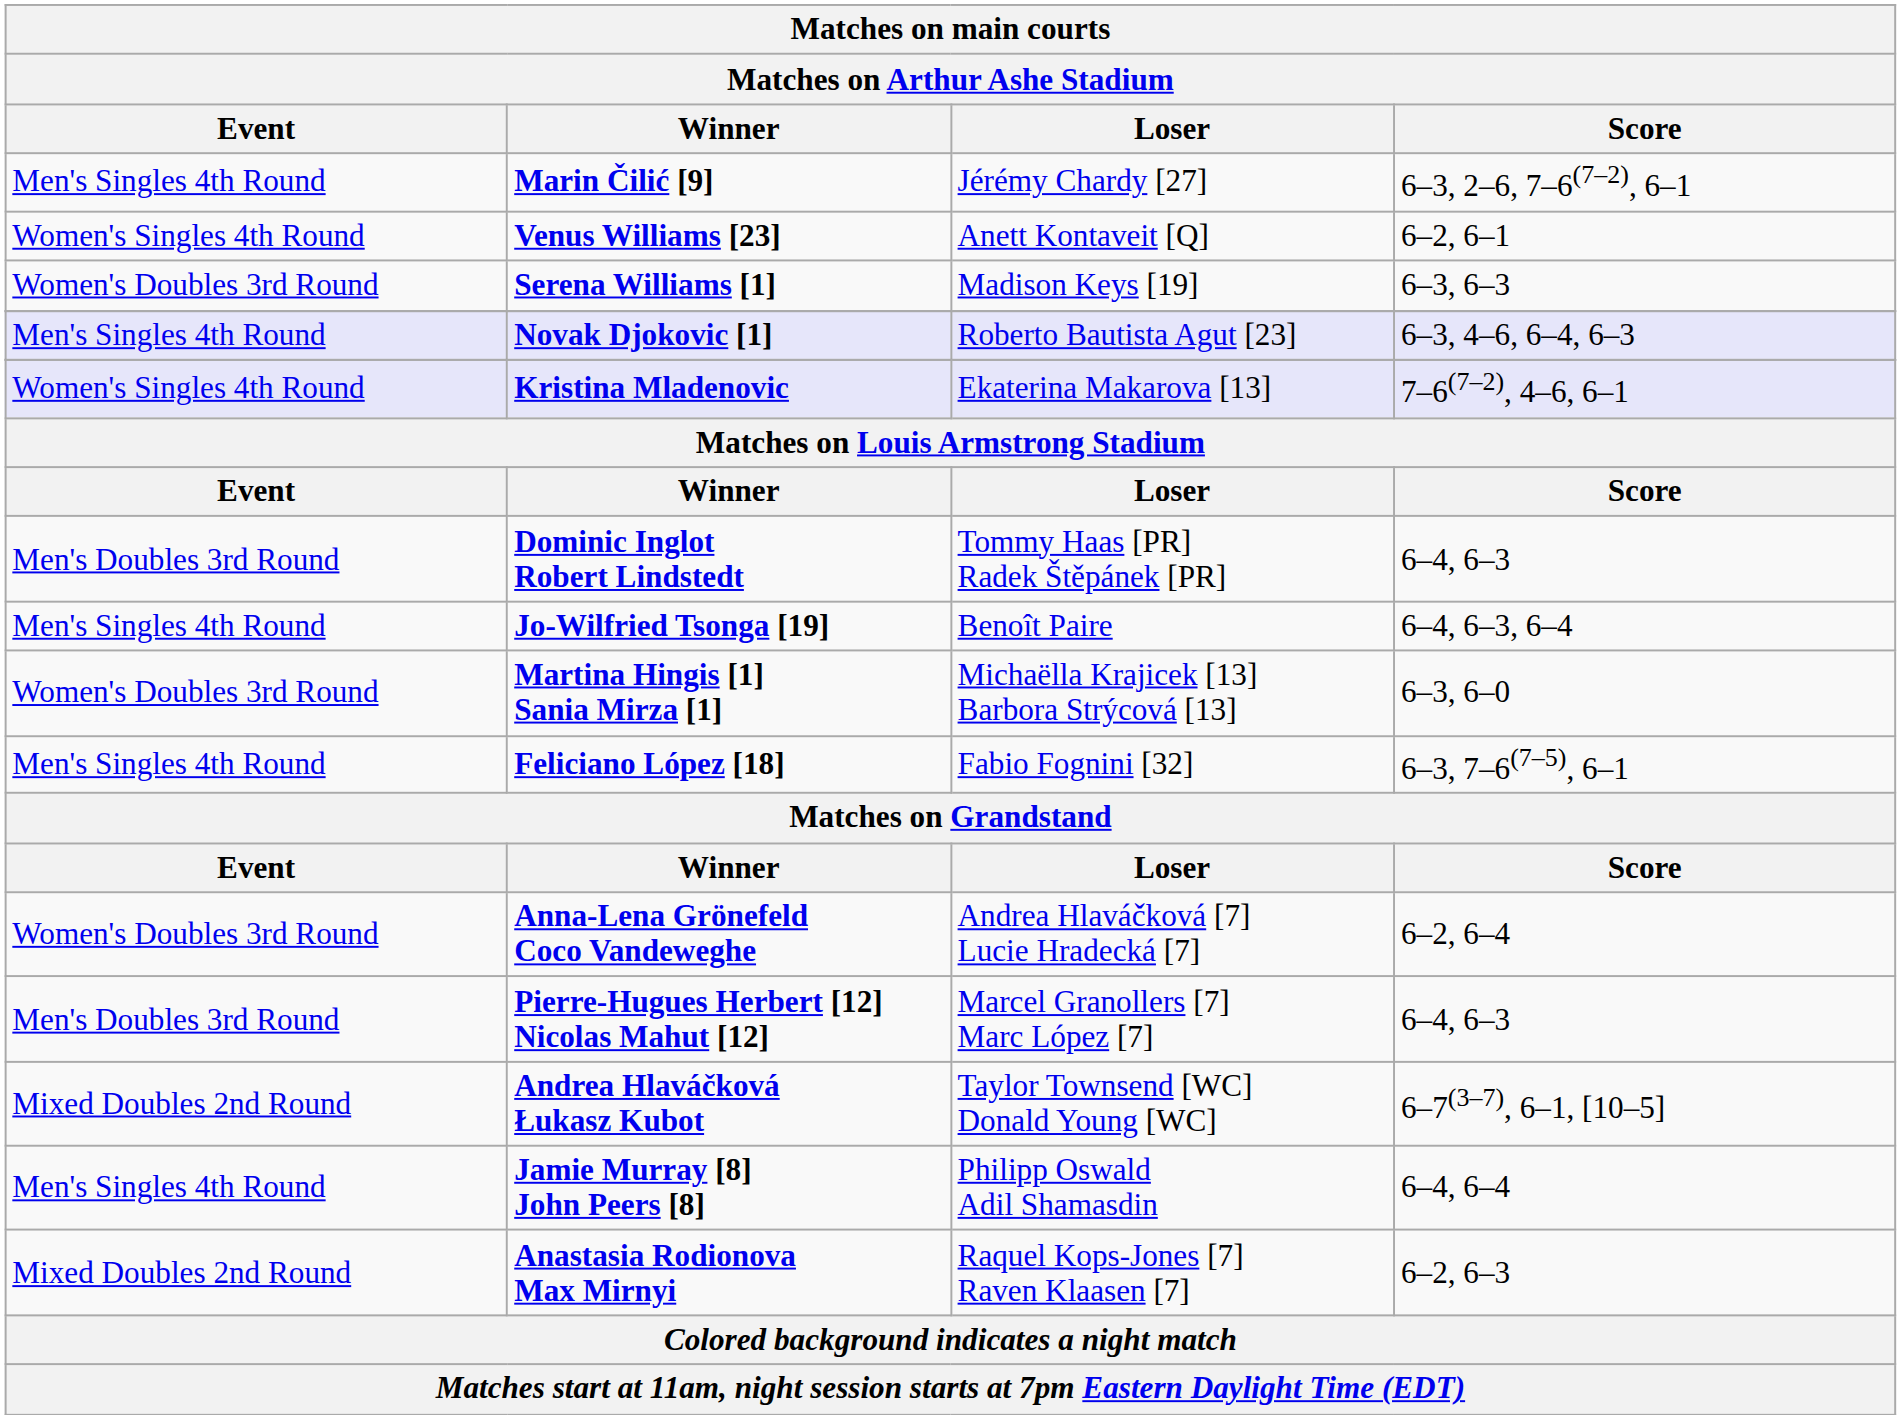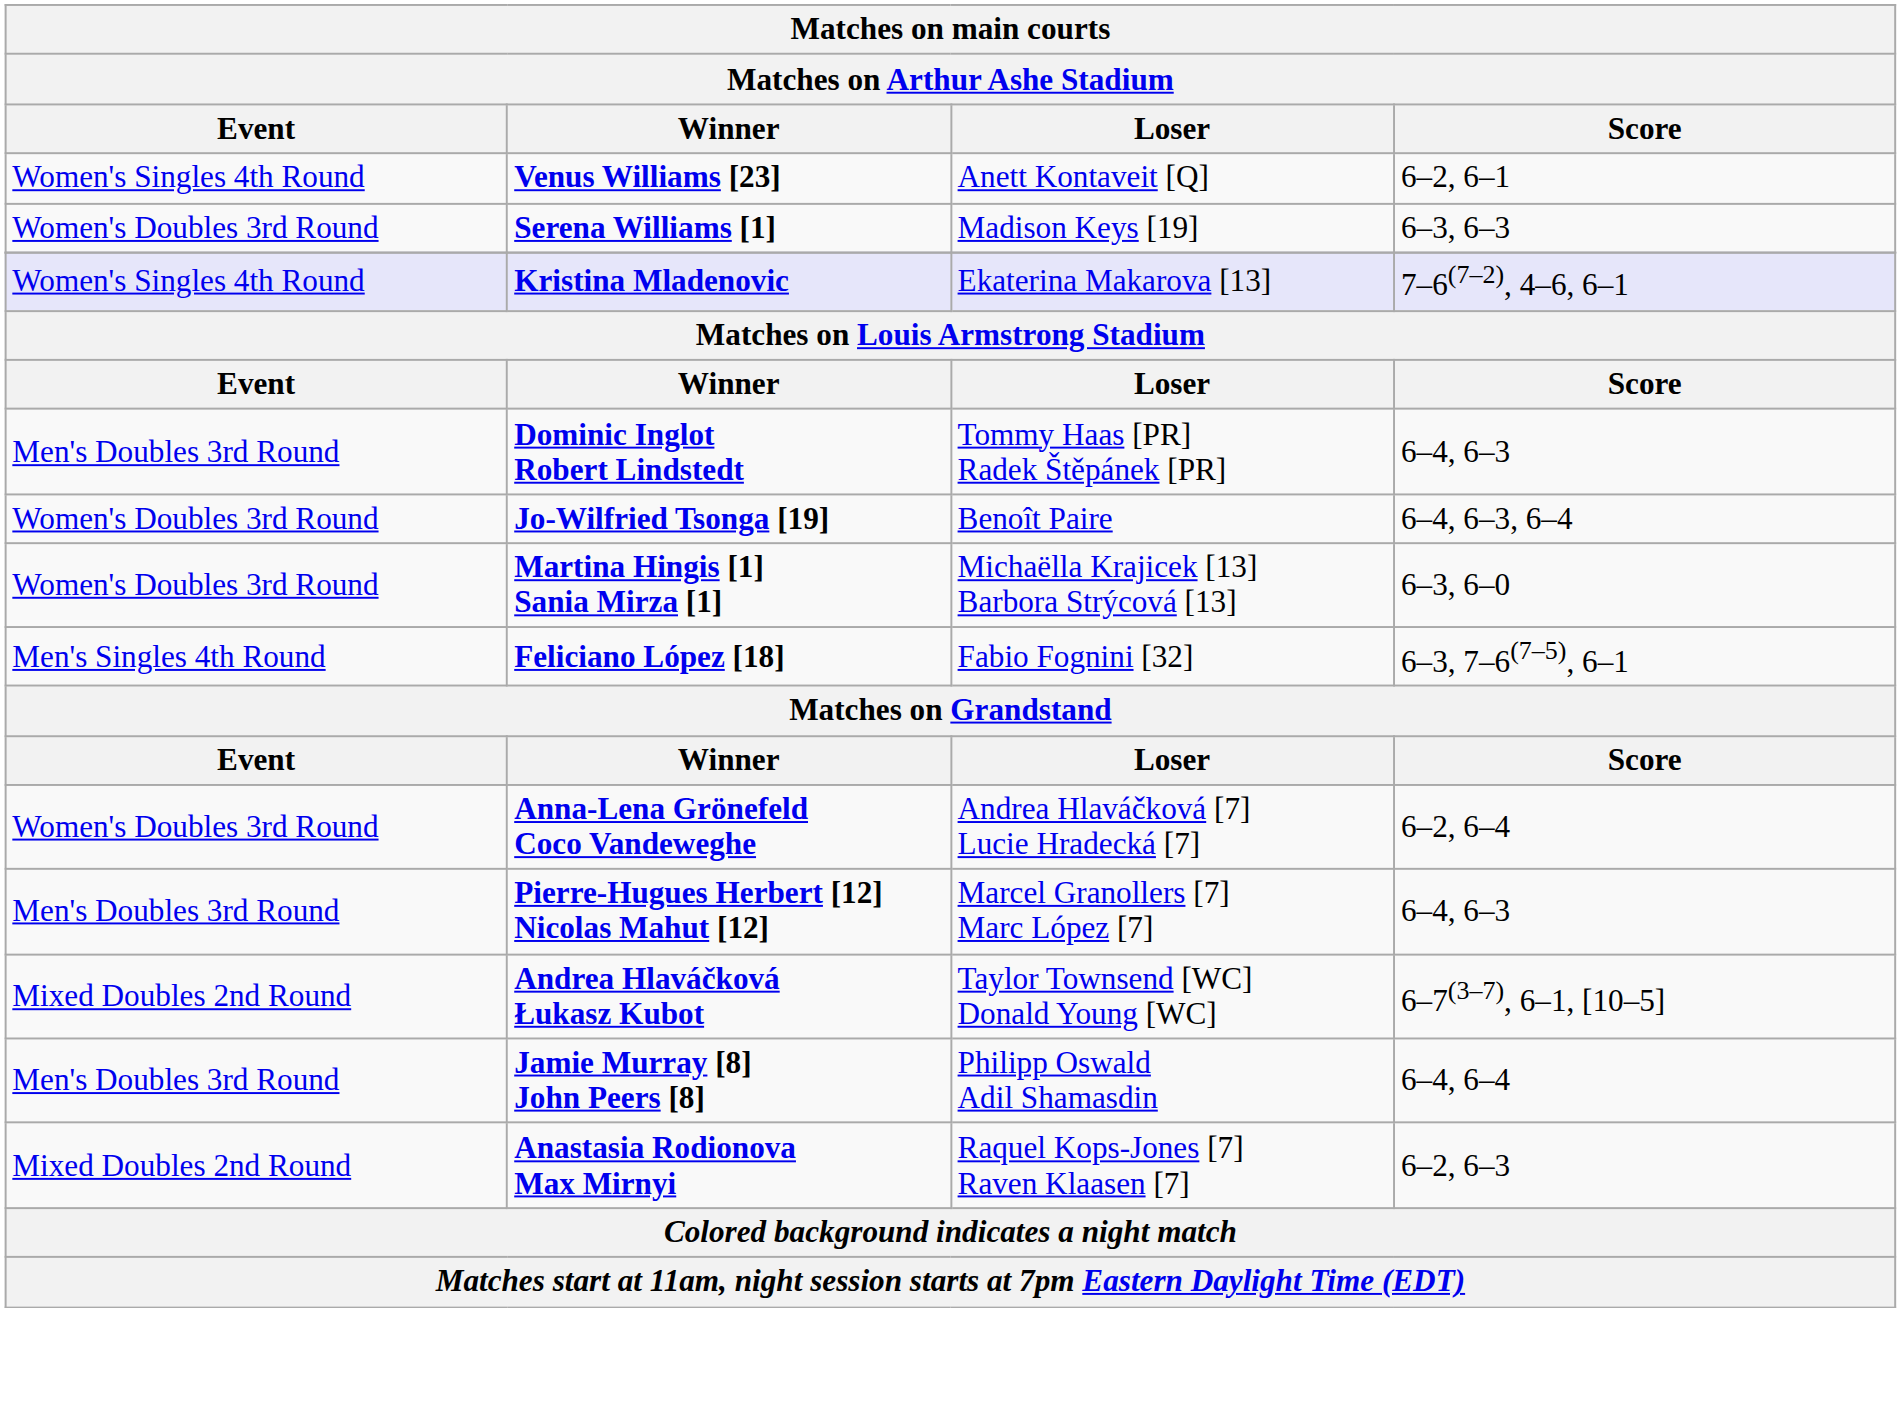- row: (614, 181)
- row: (643, 334)
(169, 625) Men's Singles 4th Round -> (195, 518) Women's Doubles 3rd Round
(169, 1187) Men's Singles 4th Round -> (176, 1080) Men's Doubles 3rd Round
